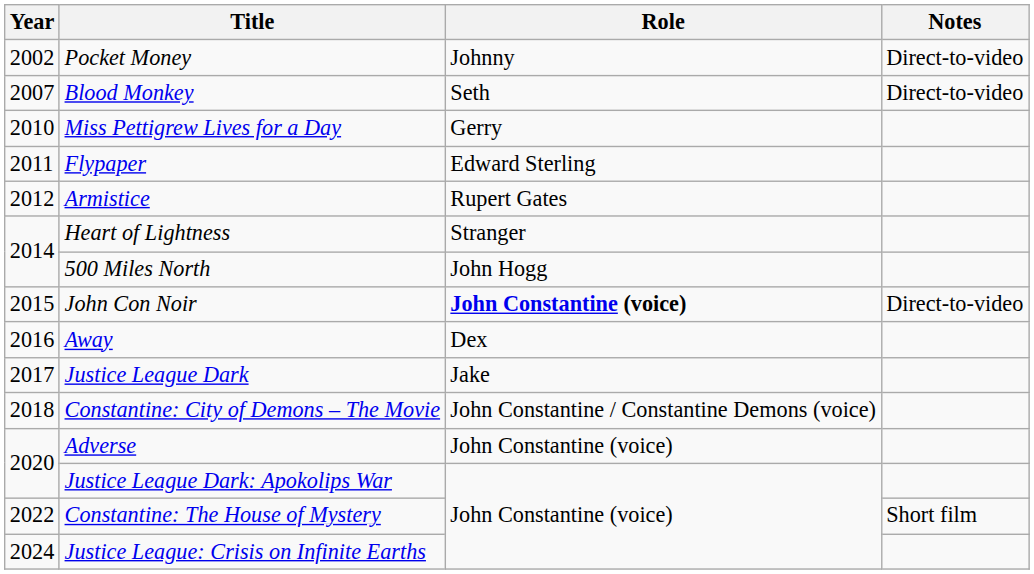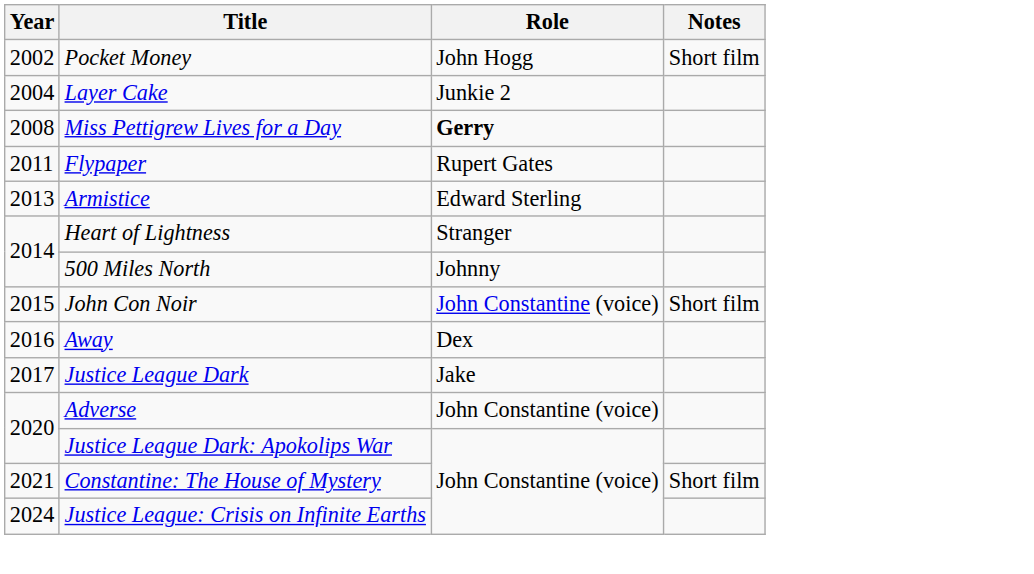(482, 57) Johnny -> (485, 57) John Hogg
(955, 57) Direct-to-video -> (714, 57) Short film
+ row: (116, 92)
- row: (129, 92)
(32, 127) 2010 -> (32, 127) 2008
(476, 127) normal -> (465, 127) bold
(523, 163) Edward Sterling -> (495, 163) Rupert Gates
(32, 198) 2012 -> (32, 198) 2013
(509, 198) Rupert Gates -> (509, 198) Edward Sterling
(499, 269) John Hogg -> (468, 269) Johnny
(568, 304) bold -> (547, 304) normal
(955, 304) Direct-to-video -> (714, 304) Short film
- row: (252, 410)
(32, 515) 2022 -> (32, 480) 2021
